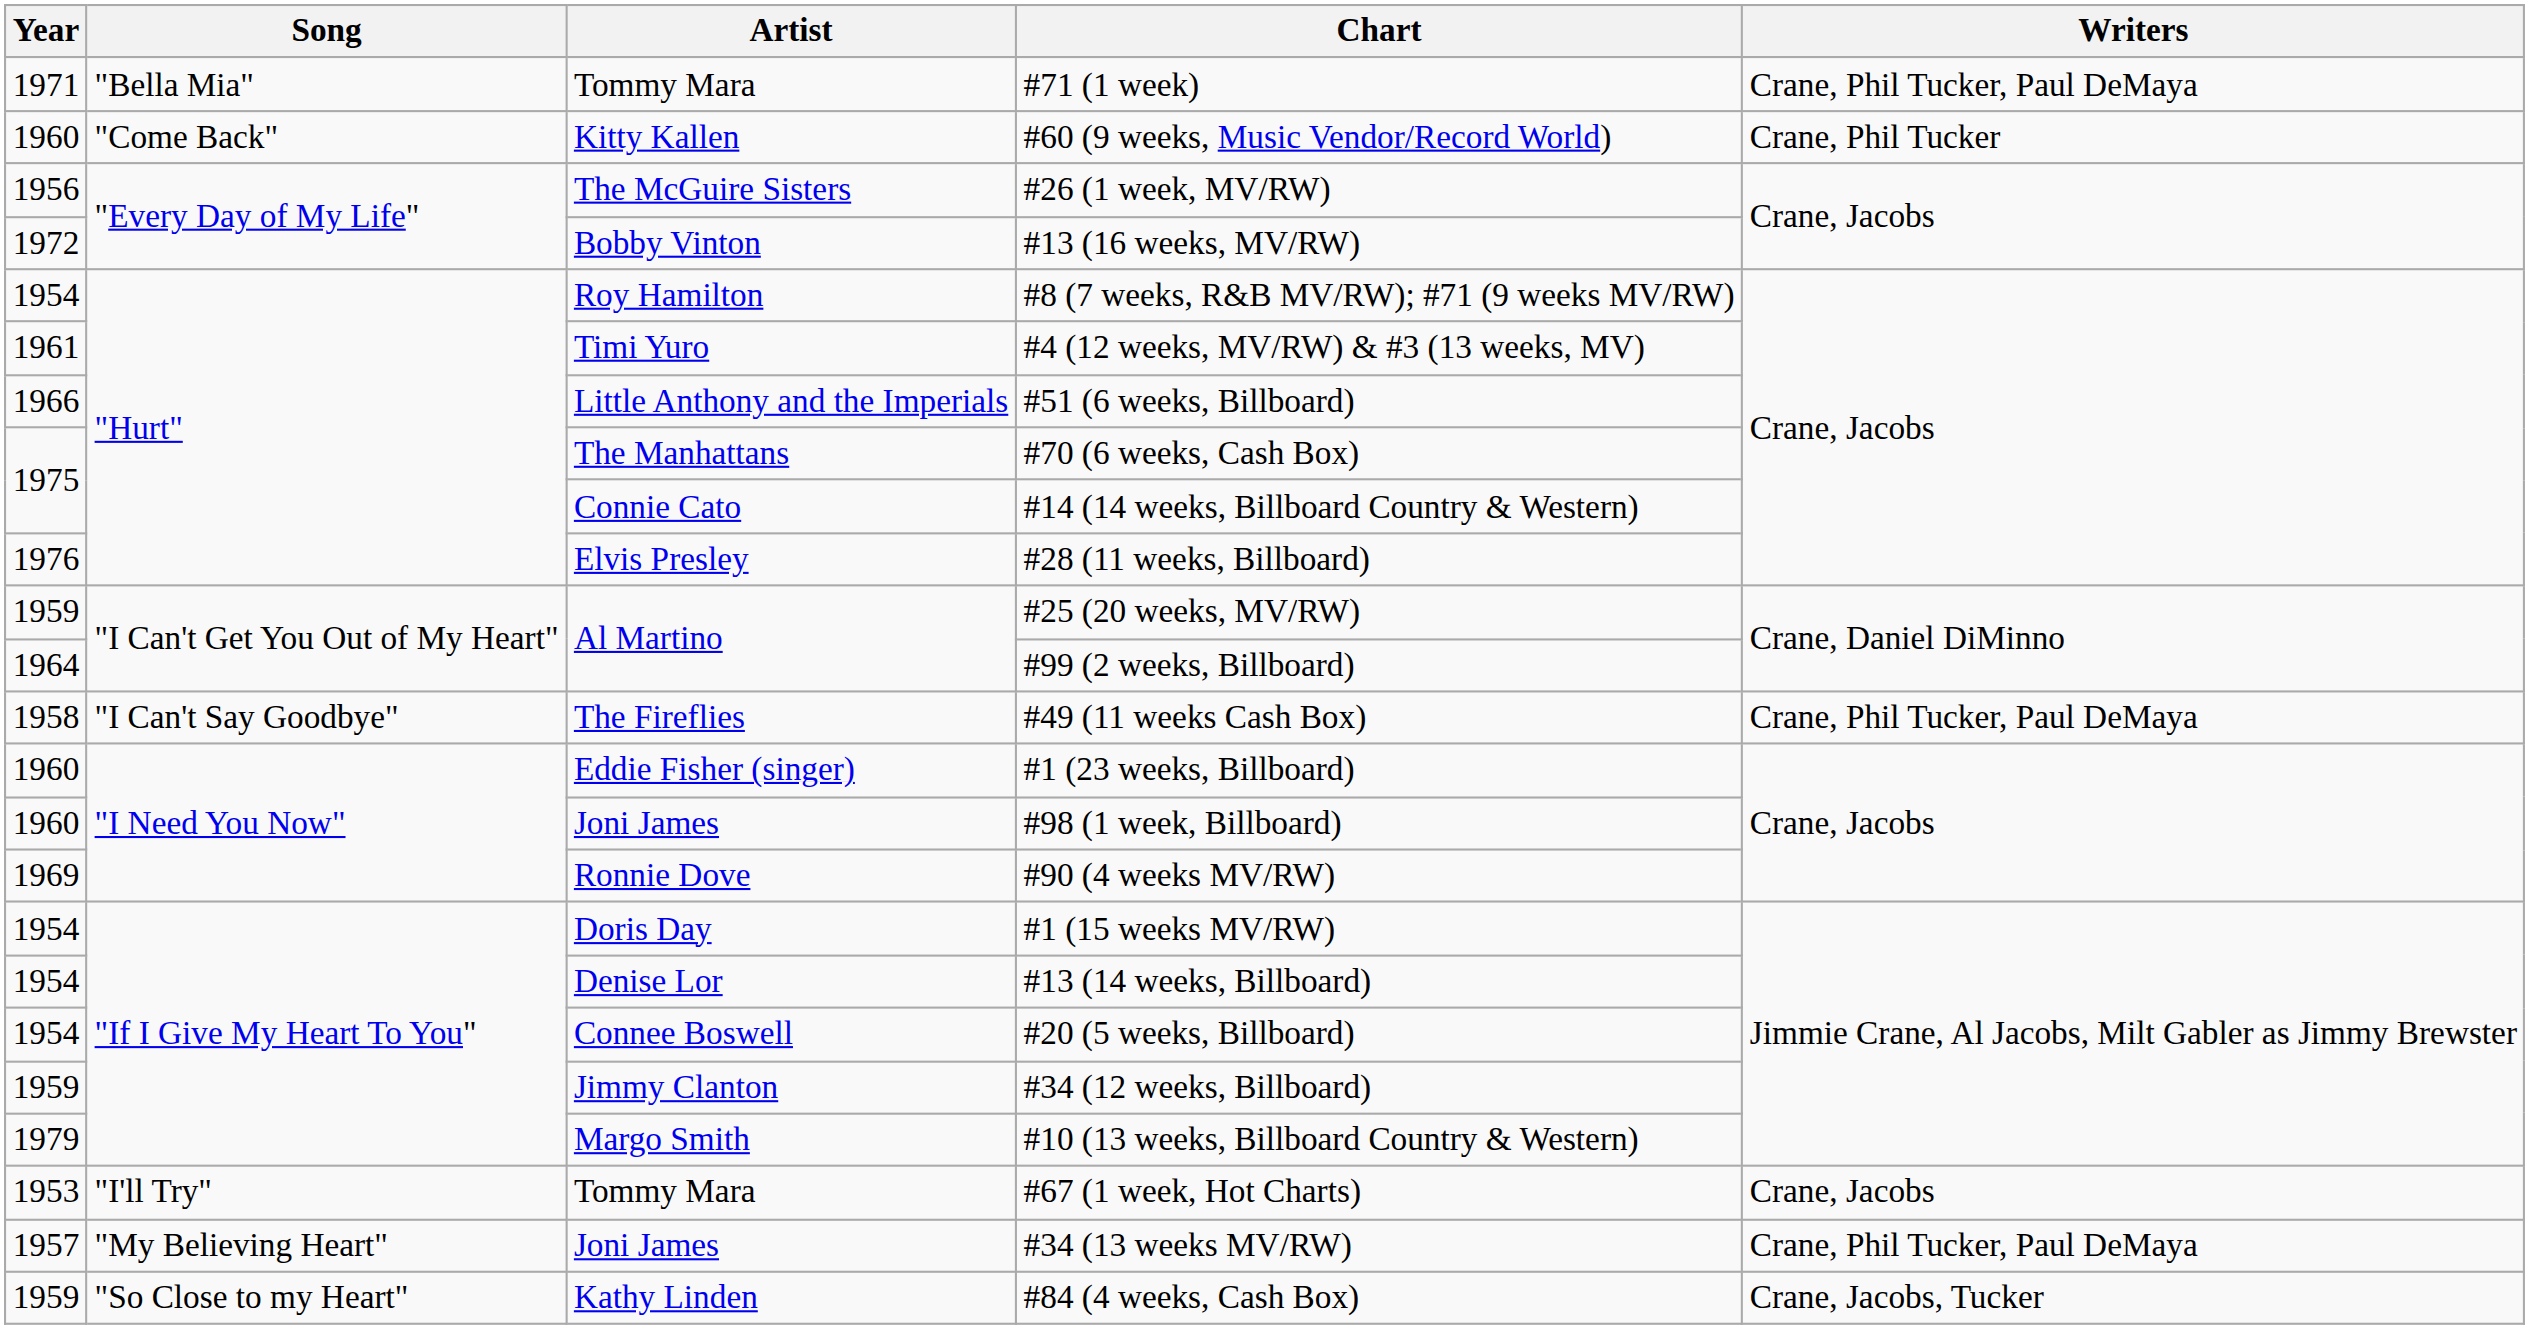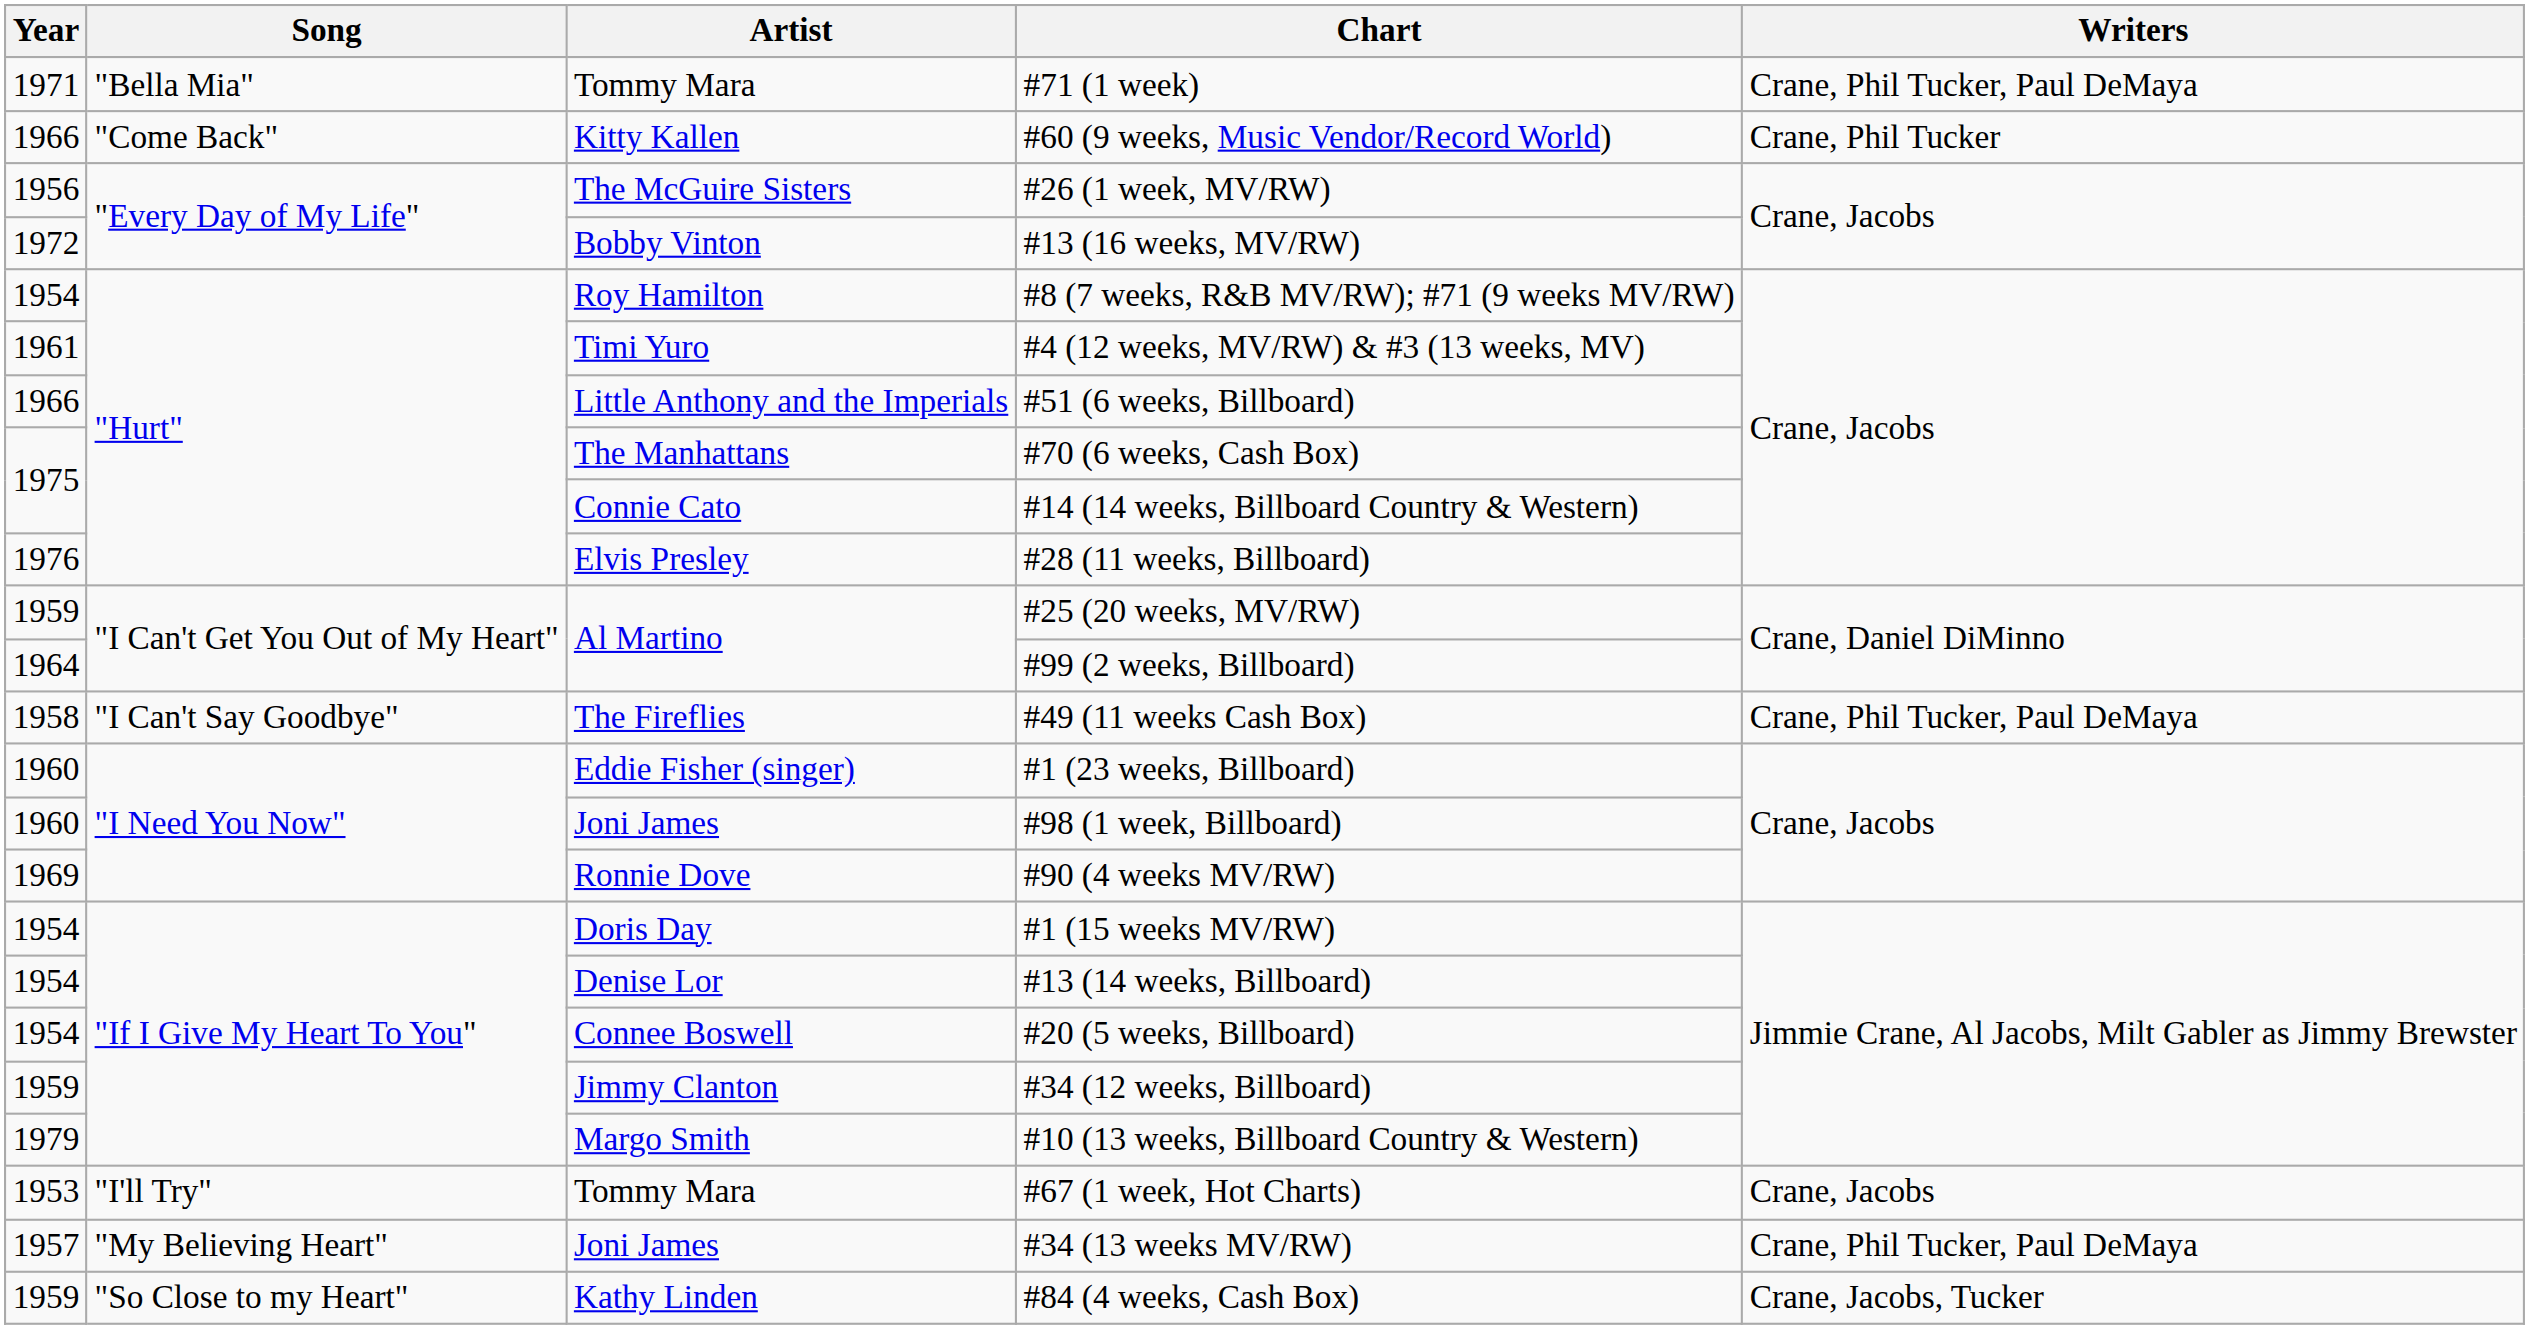(46, 136) 1960 -> (46, 136) 1966
